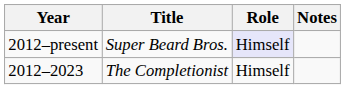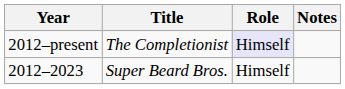(167, 44) Super Beard Bros. -> (167, 44) The Completionist
(167, 70) The Completionist -> (167, 70) Super Beard Bros.
